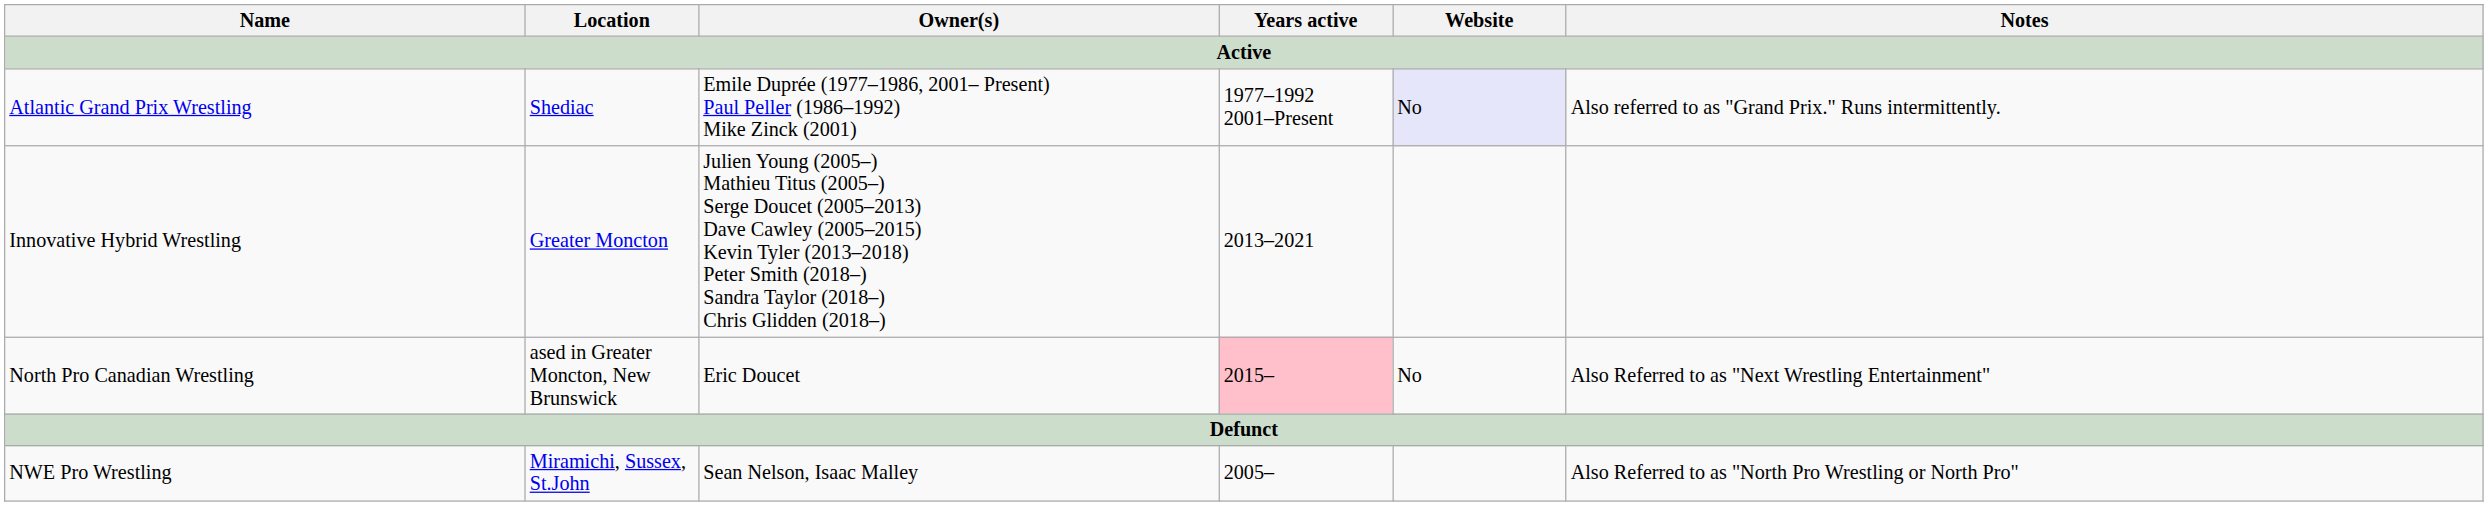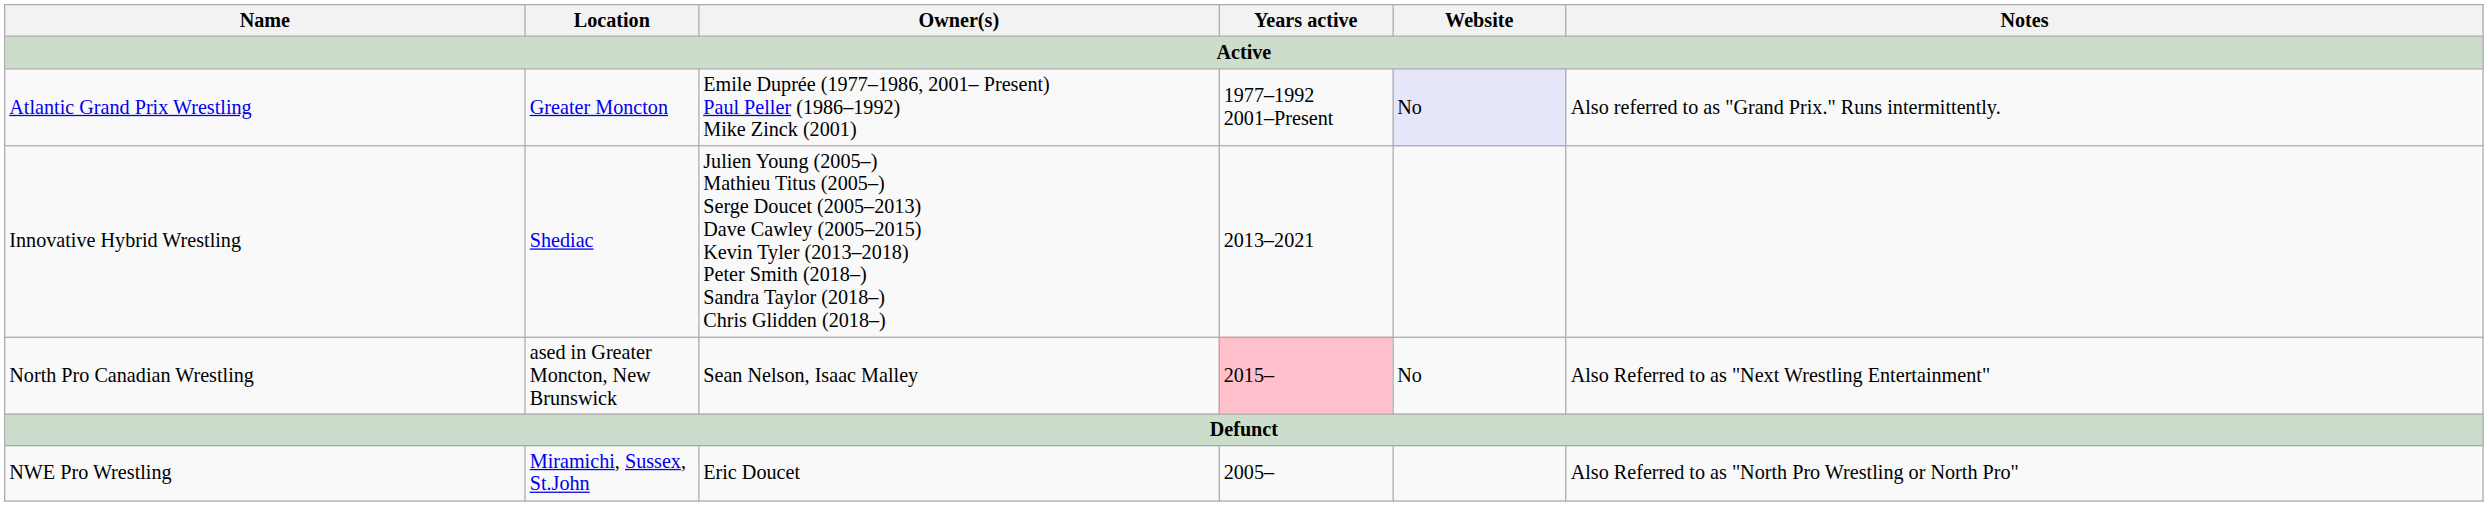(562, 107) Shediac -> (599, 107) Greater Moncton
(599, 241) Greater Moncton -> (562, 241) Shediac
(752, 375) Eric Doucet -> (811, 375) Sean Nelson, Isaac Malley
(811, 473) Sean Nelson, Isaac Malley -> (752, 473) Eric Doucet
